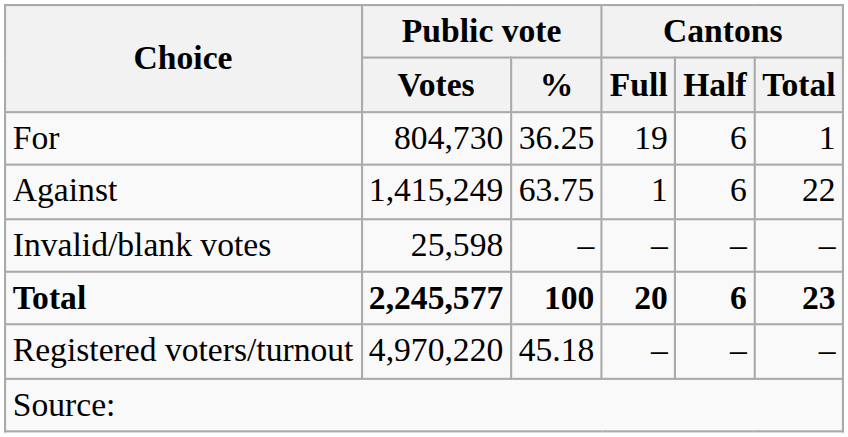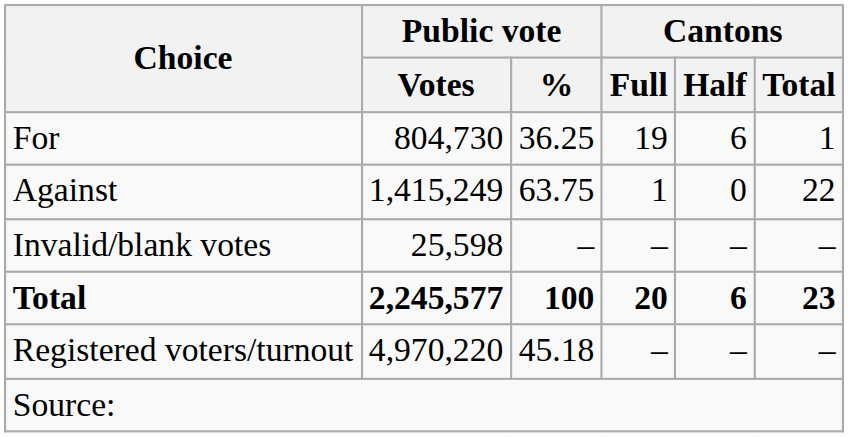(738, 191) 6 -> (738, 191) 0
